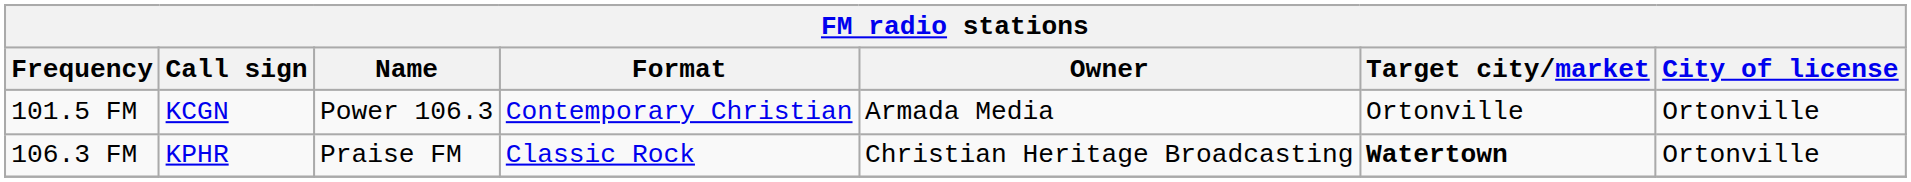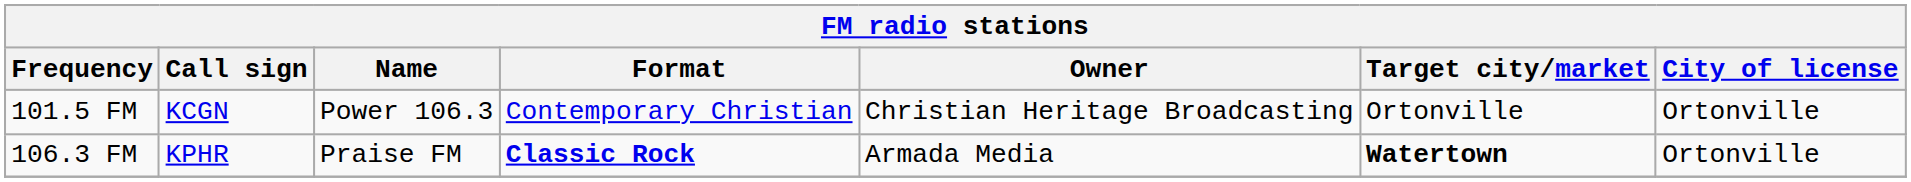(960, 112) Armada Media -> (1109, 112) Christian Heritage Broadcasting
(600, 155) normal -> (600, 155) bold
(1109, 155) Christian Heritage Broadcasting -> (960, 155) Armada Media
